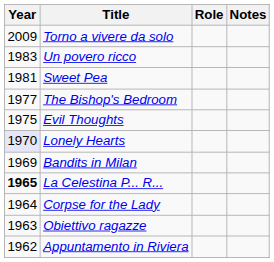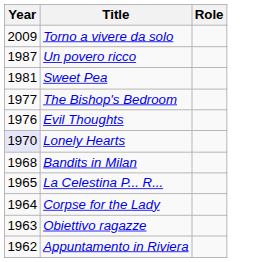- column: (248, 15)
(22, 57) 1983 -> (22, 57) 1987
(22, 120) 1975 -> (22, 120) 1976
(22, 162) 1969 -> (22, 162) 1968
(22, 183) bold -> (22, 183) normal
